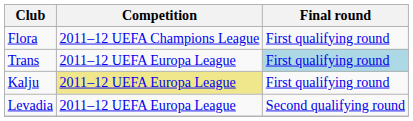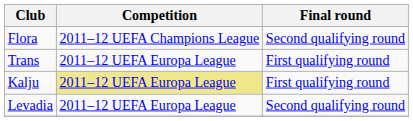(328, 37) First qualifying round -> (335, 37) Second qualifying round
(328, 60) lightblue background -> (328, 60) no background
